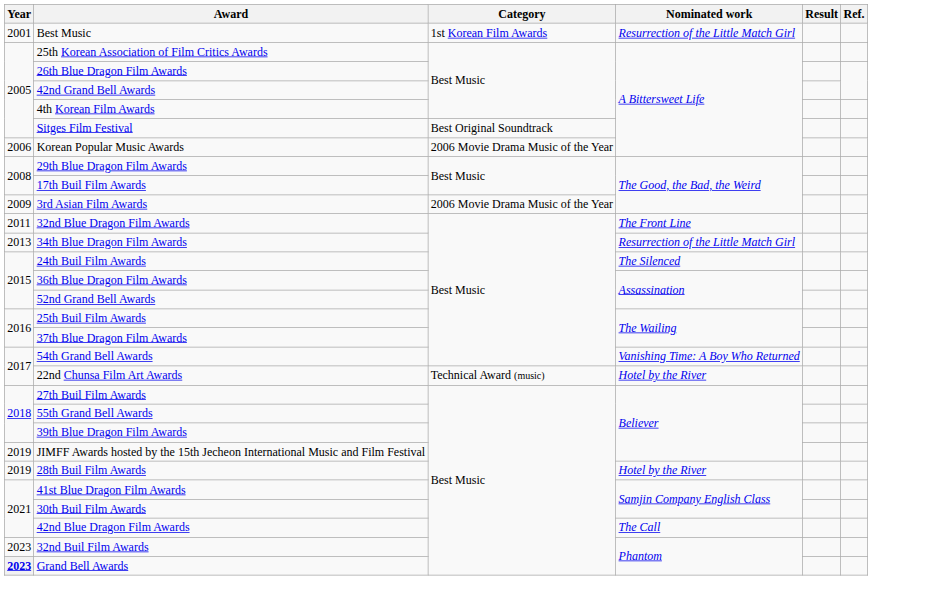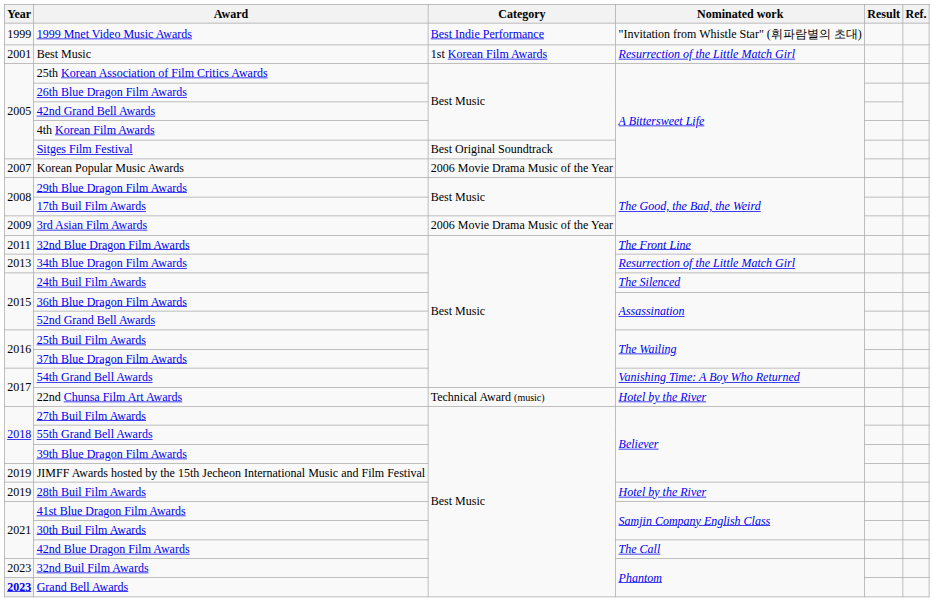+ row: (114, 34)
(19, 147) 2006 -> (19, 168) 2007
